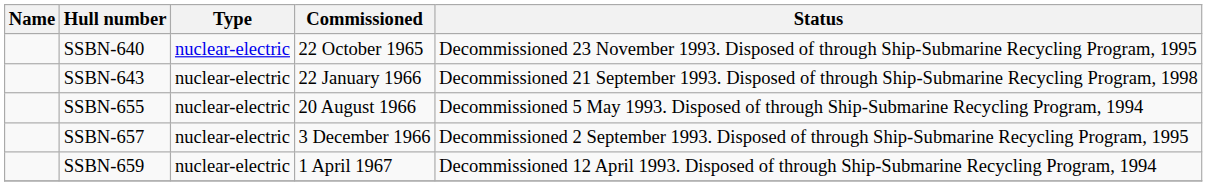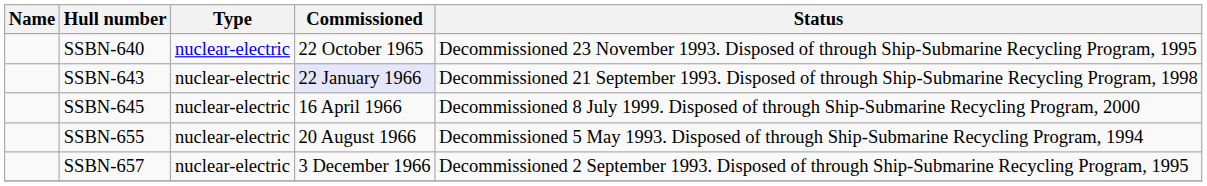(360, 78) no background -> (360, 78) lavender background
+ row: (104, 107)
- row: (104, 166)
